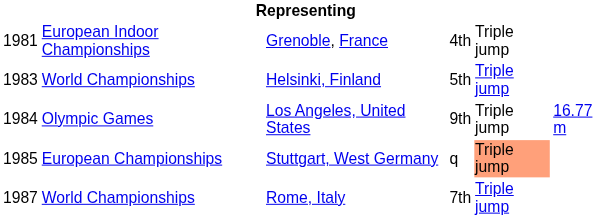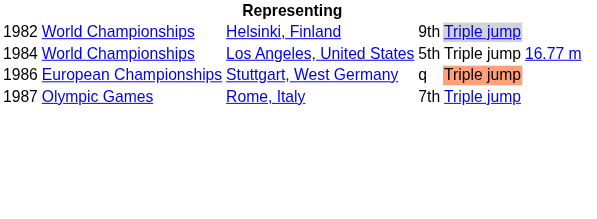- row: (327, 41)
(20, 80) 1983 -> (20, 32) 1982
(460, 80) 5th -> (429, 32) 9th
(494, 80) no background -> (483, 32) lightgrey background
(98, 119) Olympic Games -> (118, 53) World Championships
(460, 119) 9th -> (429, 53) 5th
(20, 158) 1985 -> (20, 75) 1986
(118, 197) World Championships -> (98, 97) Olympic Games
